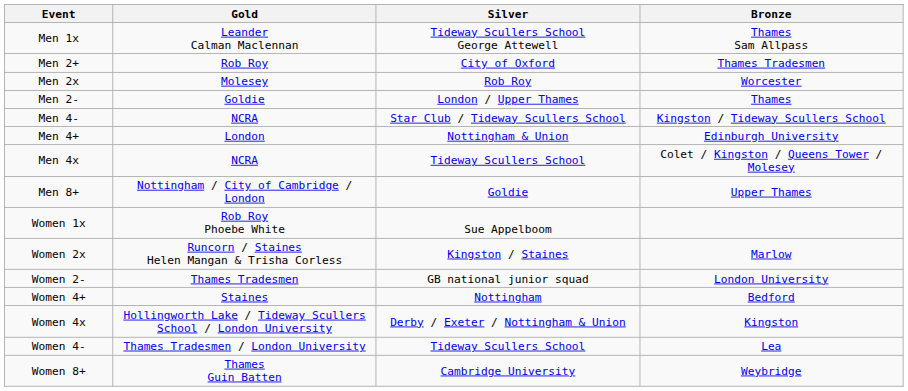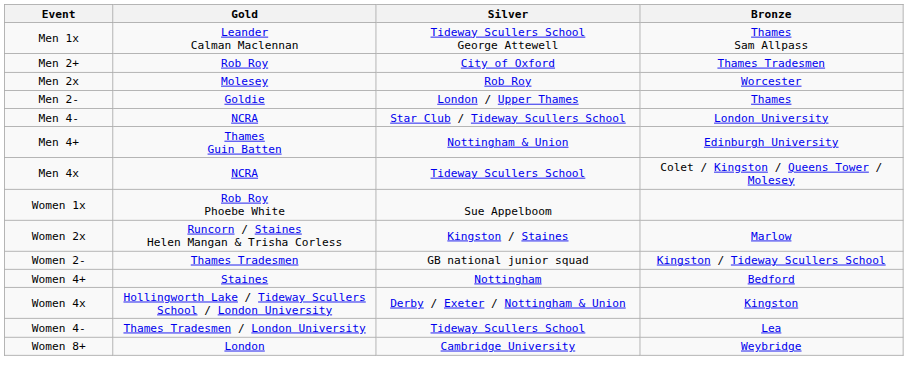(771, 118) Kingston / Tideway Scullers School -> (771, 118) London University
(245, 136) London -> (245, 142) Thames Guin Batten
- row: (59, 192)
(771, 278) London University -> (771, 260) Kingston / Tideway Scullers School
(245, 371) Thames Guin Batten -> (245, 346) London
